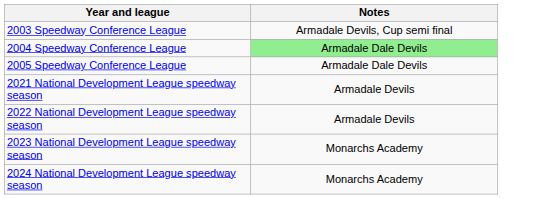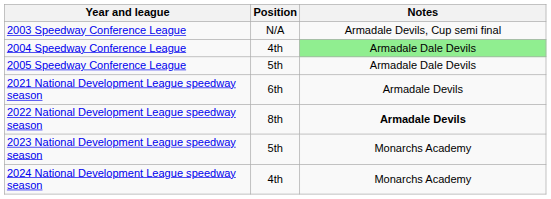+ column: (275, 13)
(374, 119) normal -> (423, 119) bold
